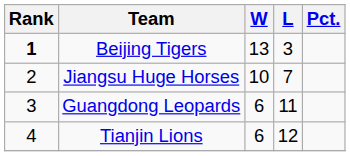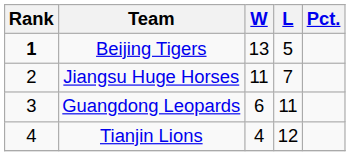(288, 48) 3 -> (288, 48) 5
(259, 77) 10 -> (259, 77) 11
(259, 135) 6 -> (259, 135) 4
